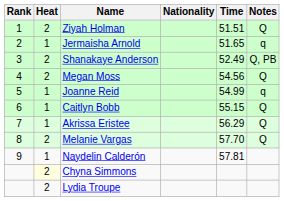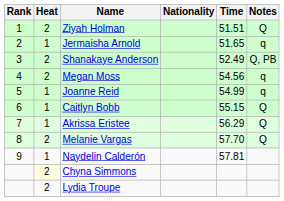(263, 76) Q -> (263, 76) q
